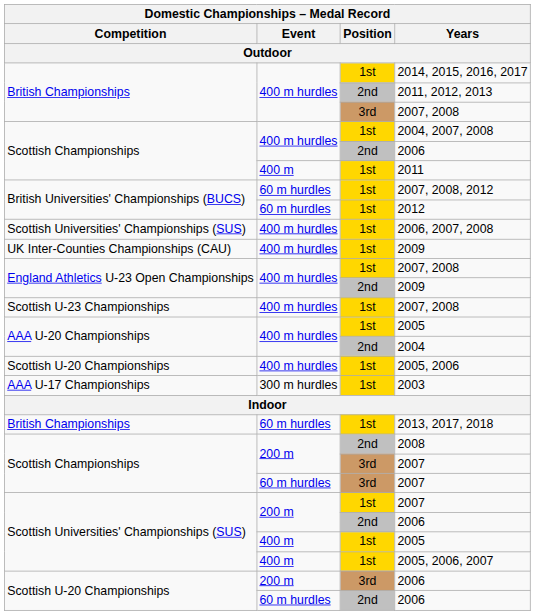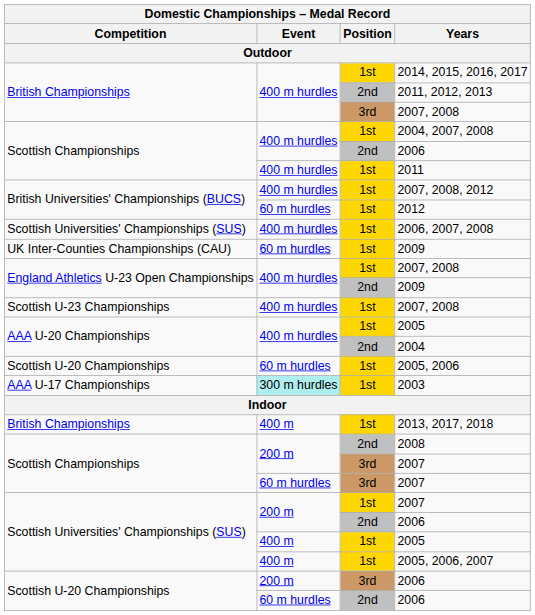(277, 170) 400 m -> (298, 170) 400 m hurdles
(295, 190) 60 m hurdles -> (298, 190) 400 m hurdles
(298, 248) 400 m hurdles -> (295, 248) 60 m hurdles
(298, 365) 400 m hurdles -> (295, 365) 60 m hurdles
(298, 385) no background -> (298, 385) paleturquoise background
(295, 424) 60 m hurdles -> (277, 424) 400 m
